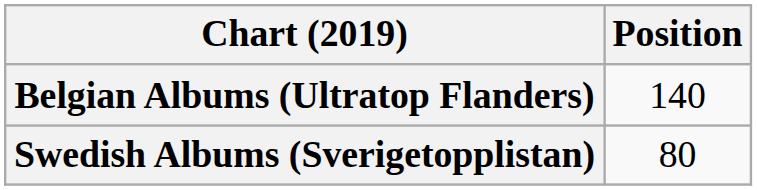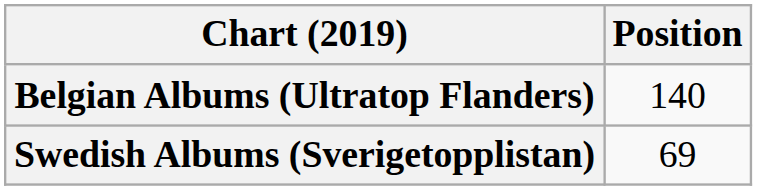(678, 154) 80 -> (678, 154) 69
